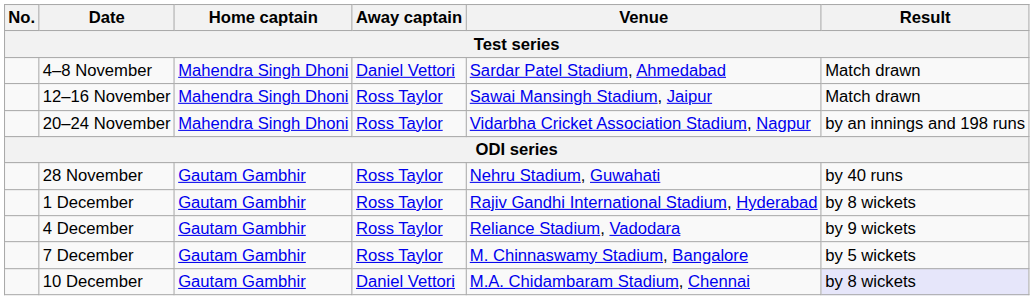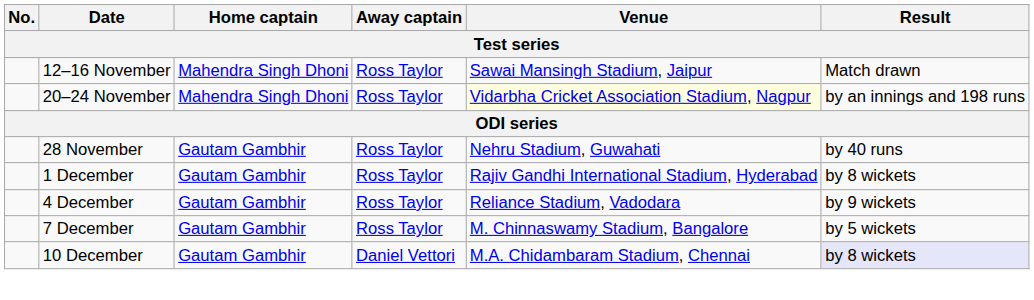- row: (97, 70)
(640, 123) no background -> (640, 96) lightyellow background
